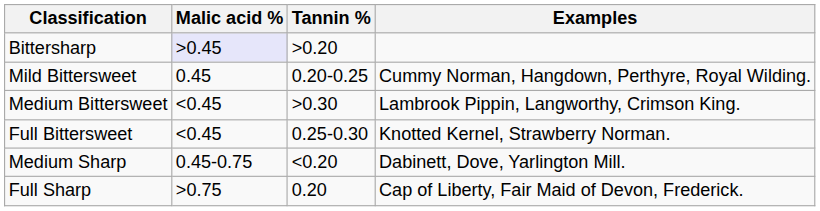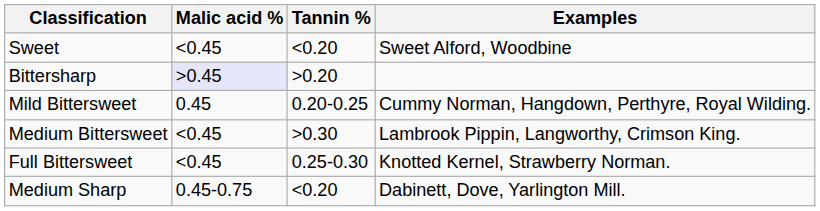+ row: (34, 47)
- row: (50, 190)
